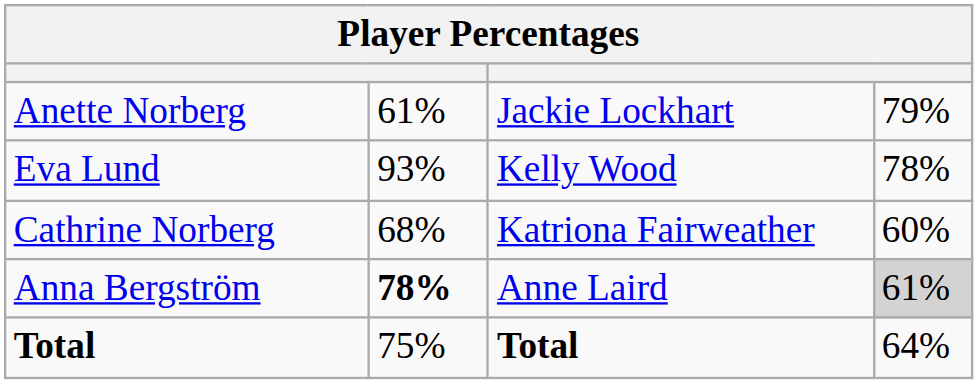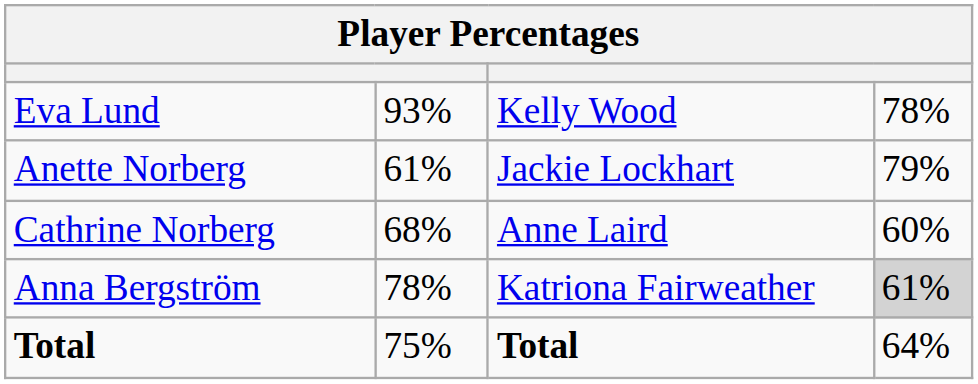rows swapped: (130, 110) <-> (87, 169)
(656, 228) Katriona Fairweather -> (582, 228) Anne Laird
(414, 287) bold -> (418, 287) normal
(582, 287) Anne Laird -> (656, 287) Katriona Fairweather
